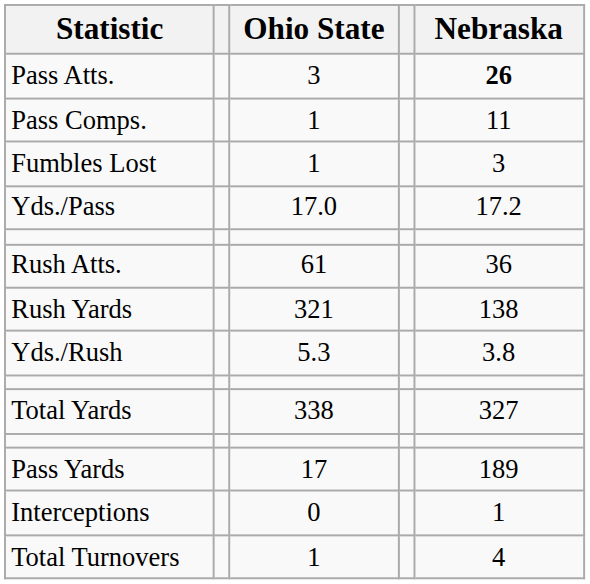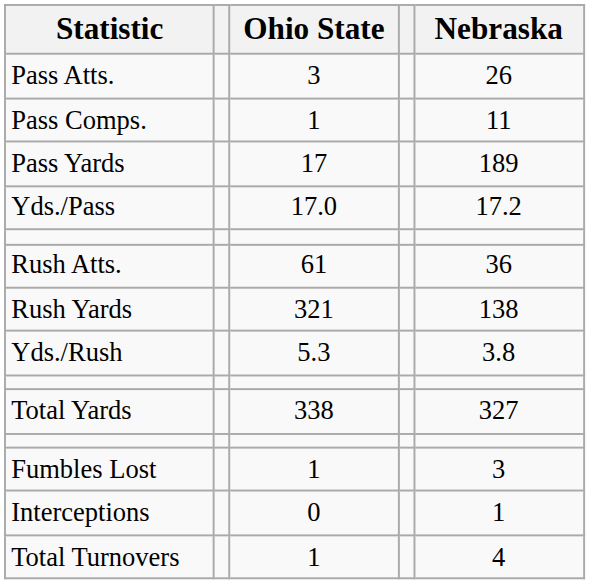(499, 75) bold -> (499, 75) normal
rows swapped: (68, 469) <-> (84, 163)
